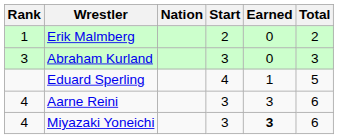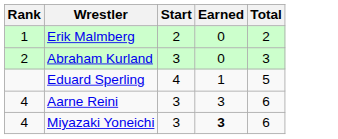- column: (182, 15)
(24, 58) 3 -> (24, 58) 2
